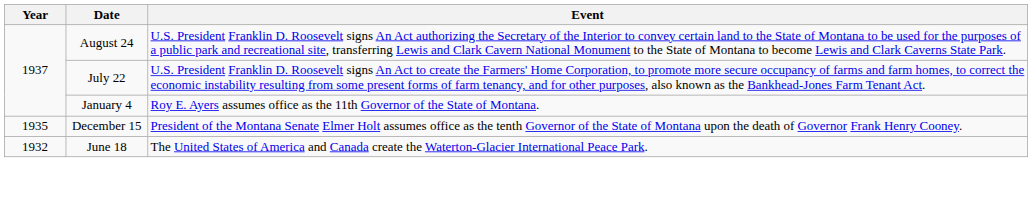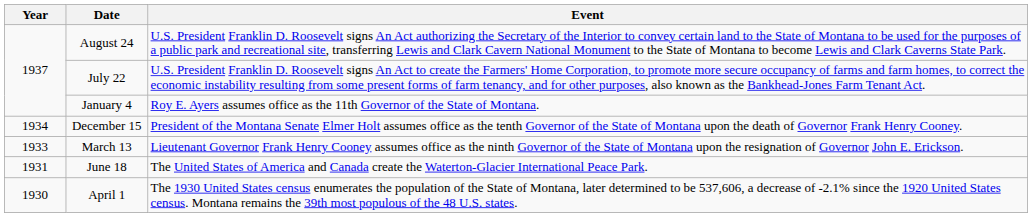(35, 126) 1935 -> (35, 126) 1934
+ row: (107, 146)
(35, 146) 1932 -> (35, 167) 1931
+ row: (107, 195)
